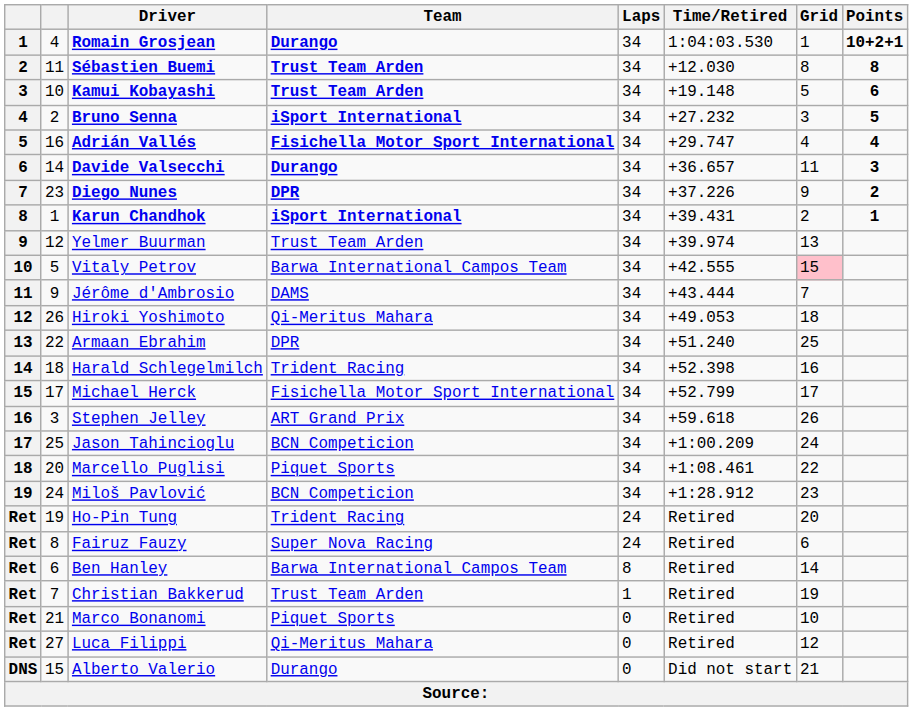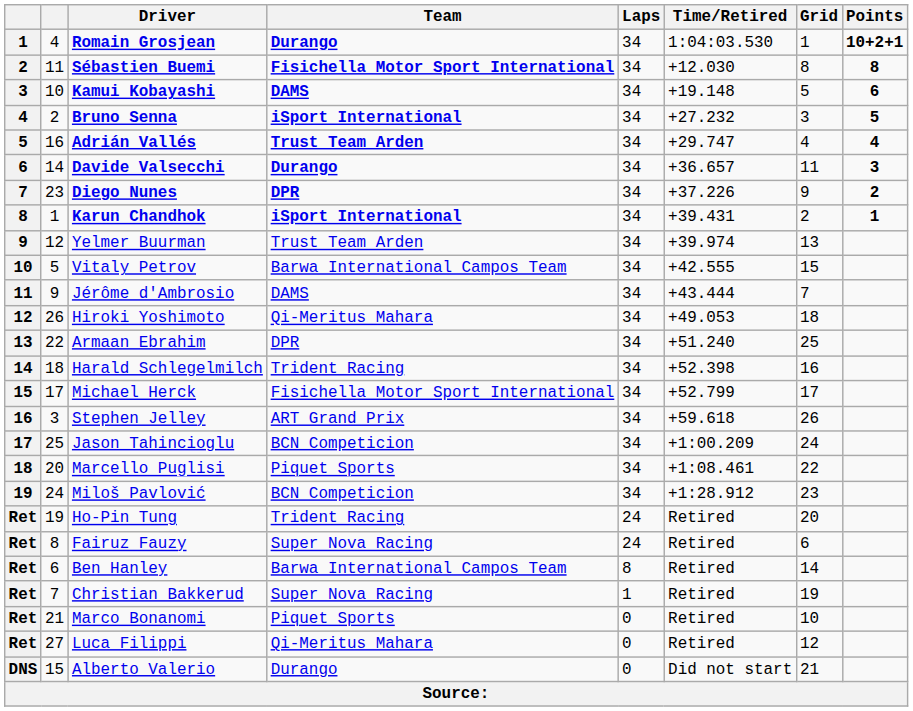(347, 67) Trust Team Arden -> (442, 67) Fisichella Motor Sport International
(347, 92) Trust Team Arden -> (290, 92) DAMS
(442, 143) Fisichella Motor Sport International -> (347, 143) Trust Team Arden
(810, 268) pink background -> (810, 268) no background
(347, 594) Trust Team Arden -> (352, 594) Super Nova Racing
